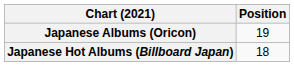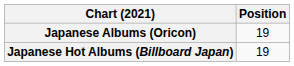(263, 52) 18 -> (263, 52) 19
